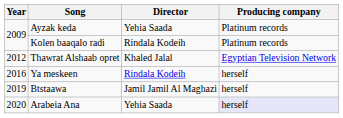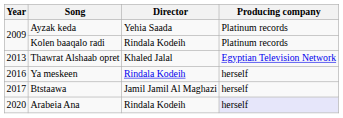(16, 58) 2012 -> (16, 58) 2013
(16, 89) 2019 -> (16, 89) 2017
(148, 105) Yehia Saada -> (155, 105) Rindala Kodeih
